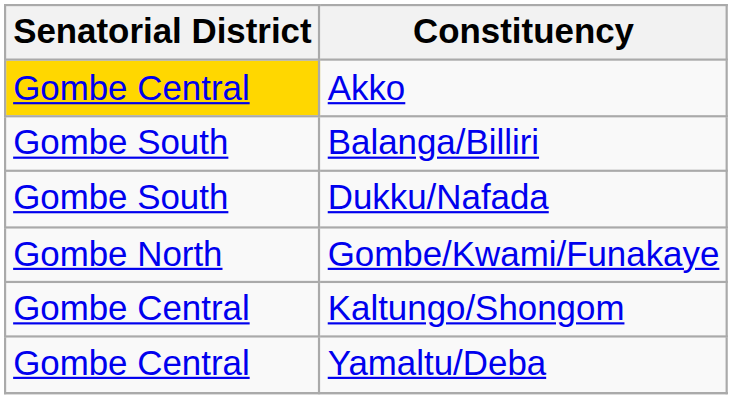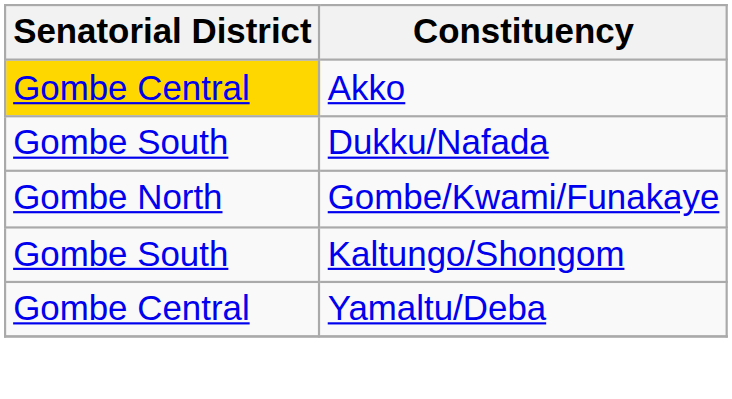- row: (433, 142)
(131, 308) Gombe Central -> (121, 253) Gombe South
